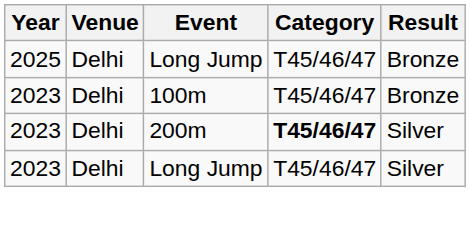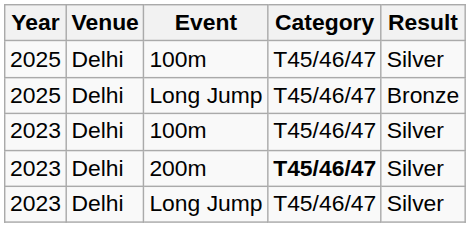+ row: (35, 58)
(423, 95) Bronze -> (415, 131) Silver
